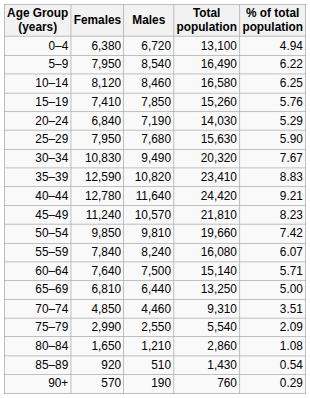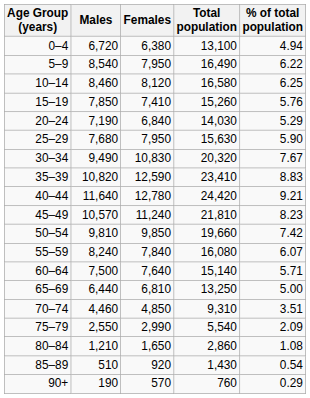columns swapped: (149, 20) <-> (97, 20)
